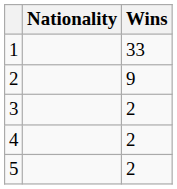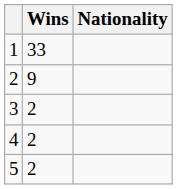columns swapped: (72, 19) <-> (147, 19)
